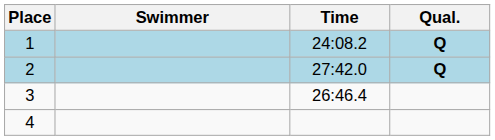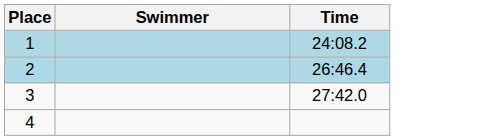- column: (440, 17)
(340, 69) 27:42.0 -> (340, 69) 26:46.4
(340, 95) 26:46.4 -> (340, 95) 27:42.0
